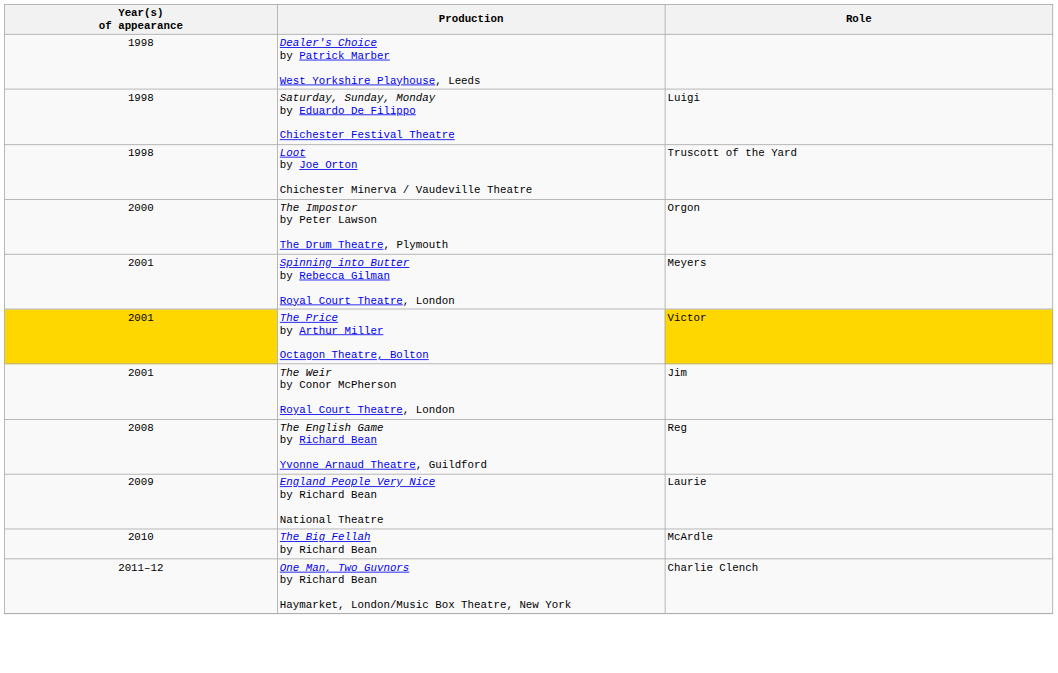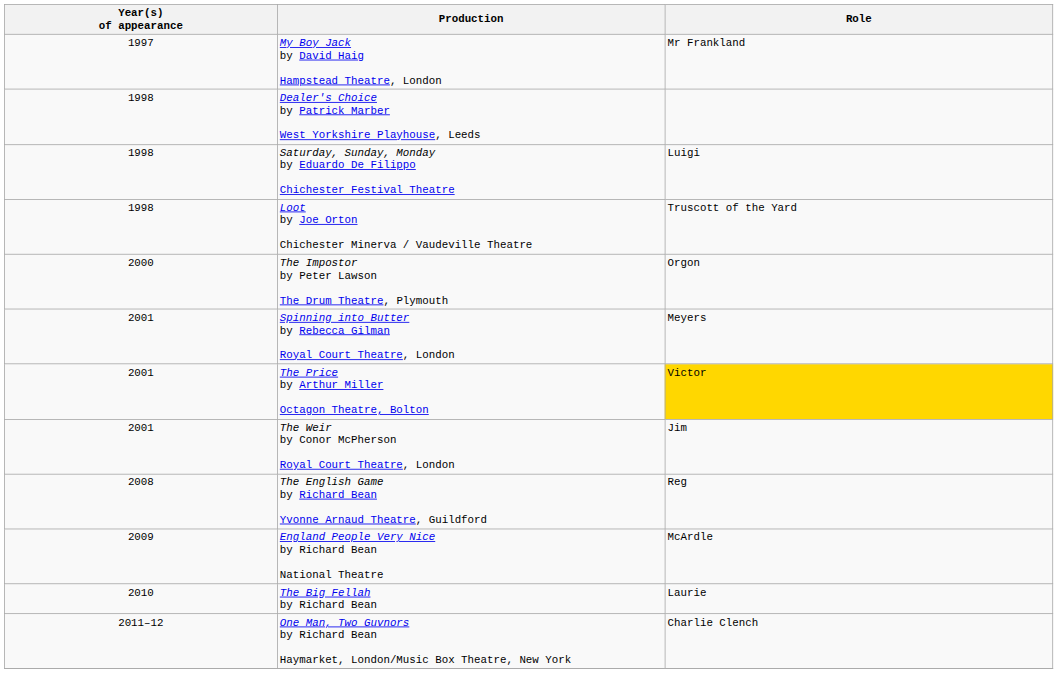+ row: (361, 62)
(141, 318) gold background -> (141, 373) no background
(687, 483) Laurie -> (690, 538) McArdle
(690, 538) McArdle -> (687, 593) Laurie
